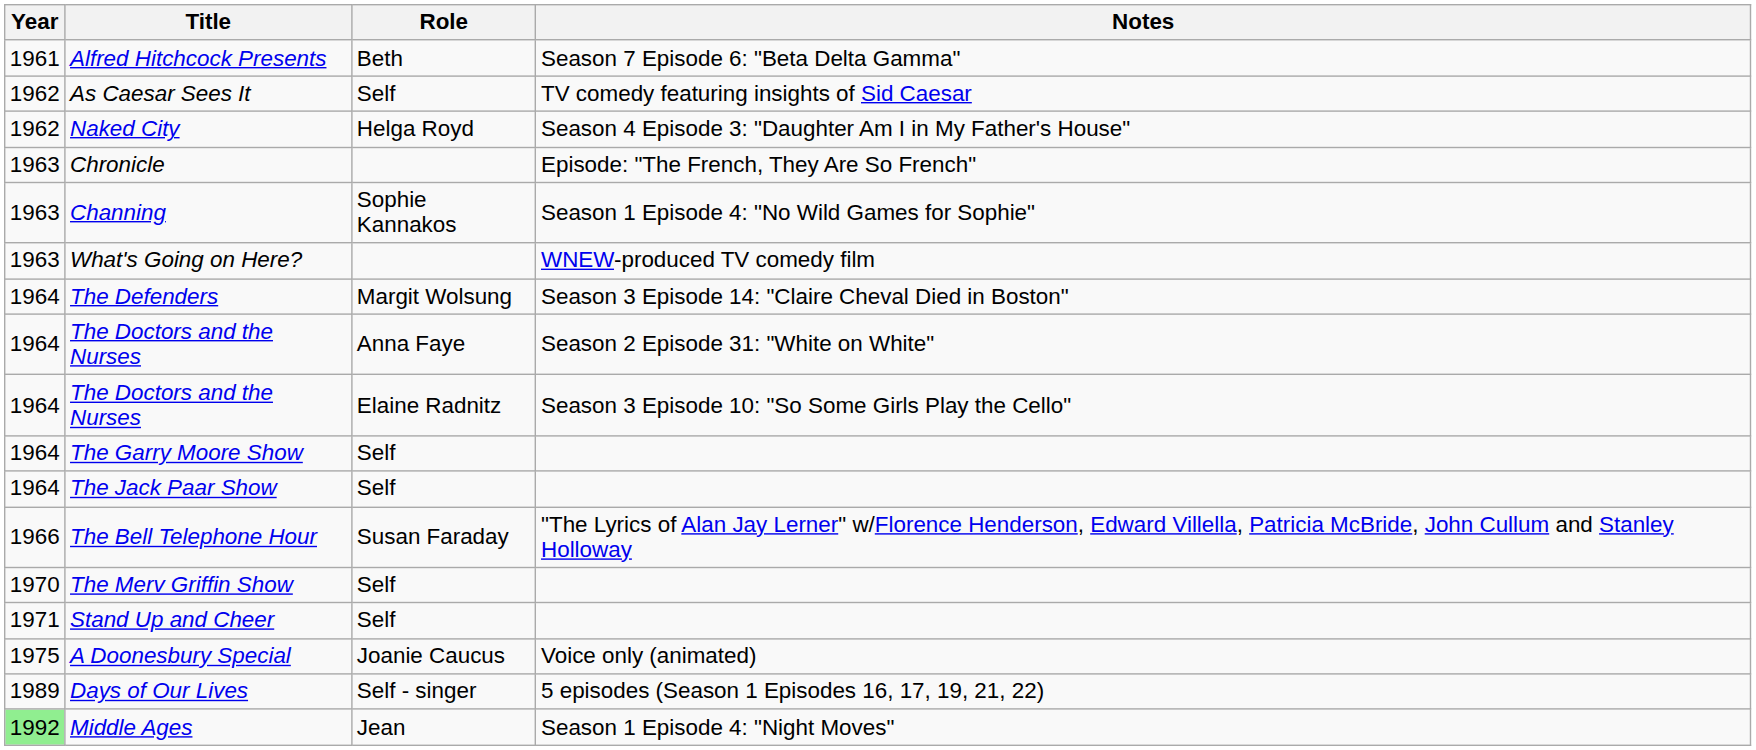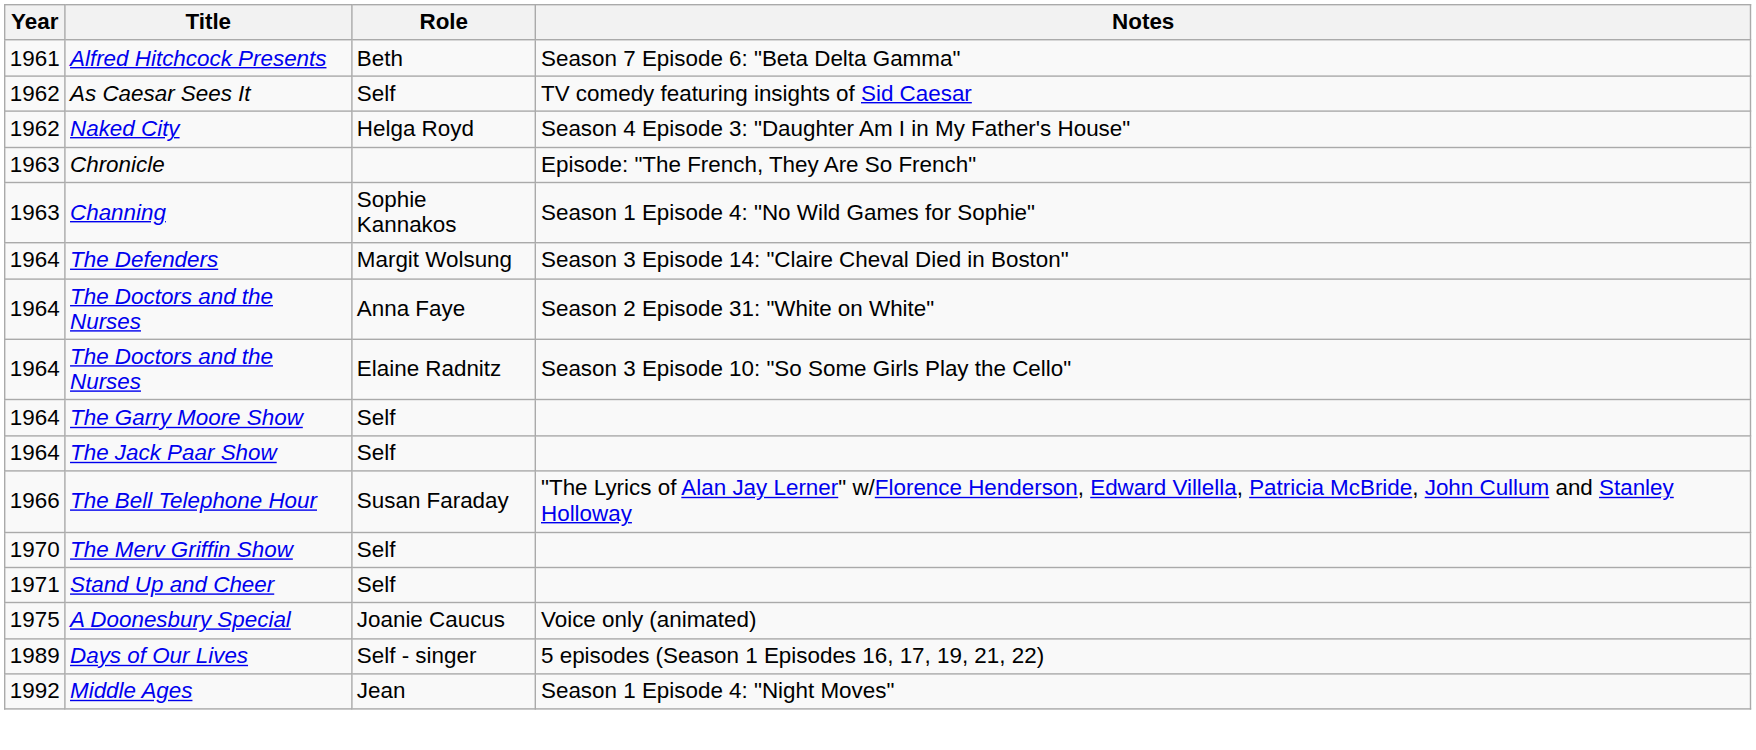- row: (186, 260)
(35, 726) lightgreen background -> (35, 691) no background
